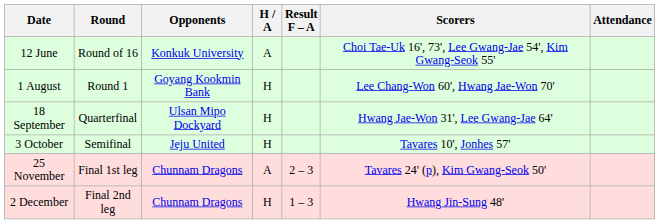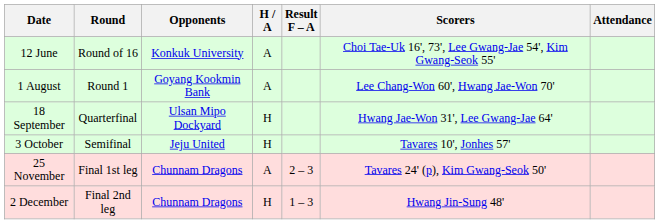(267, 85) H -> (267, 85) A
